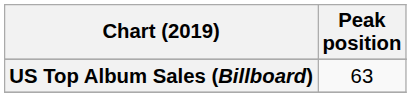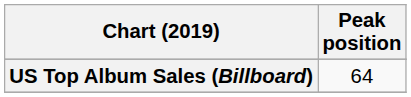(362, 75) 63 -> (362, 75) 64
